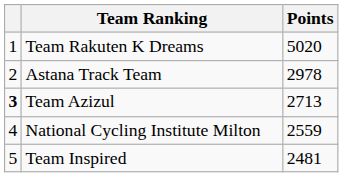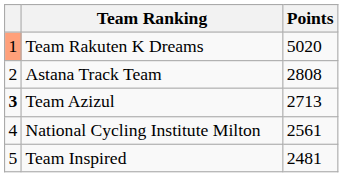(13, 46) no background -> (13, 46) lightsalmon background
(304, 74) 2978 -> (304, 74) 2808
(304, 130) 2559 -> (304, 130) 2561
